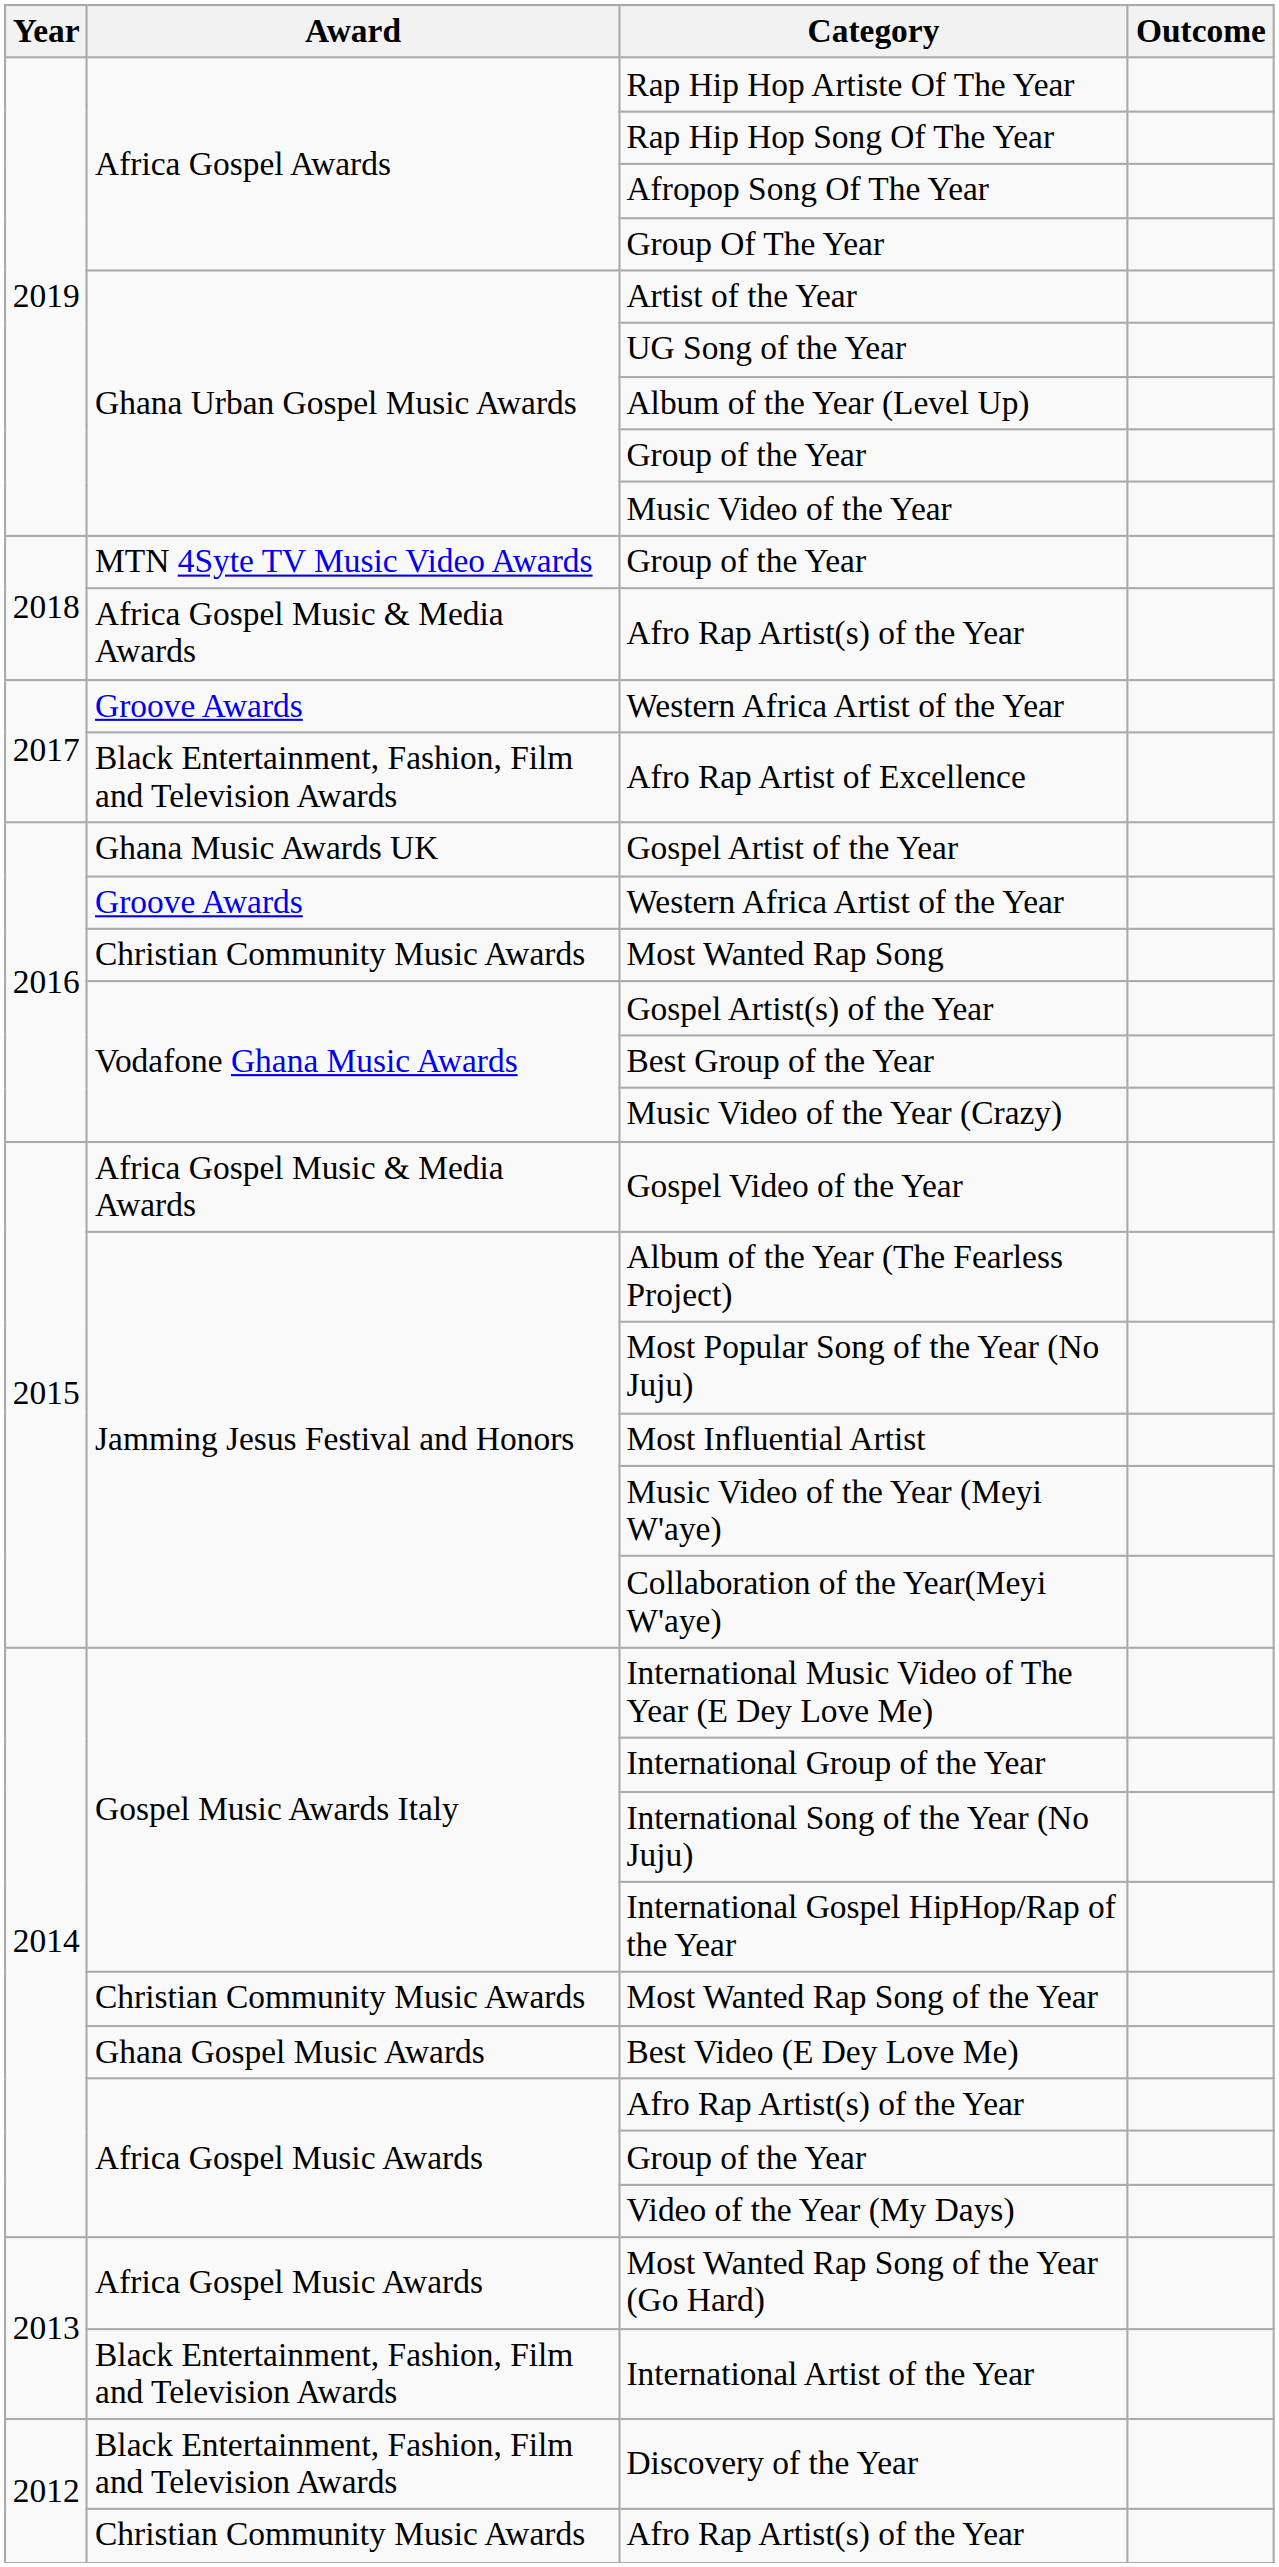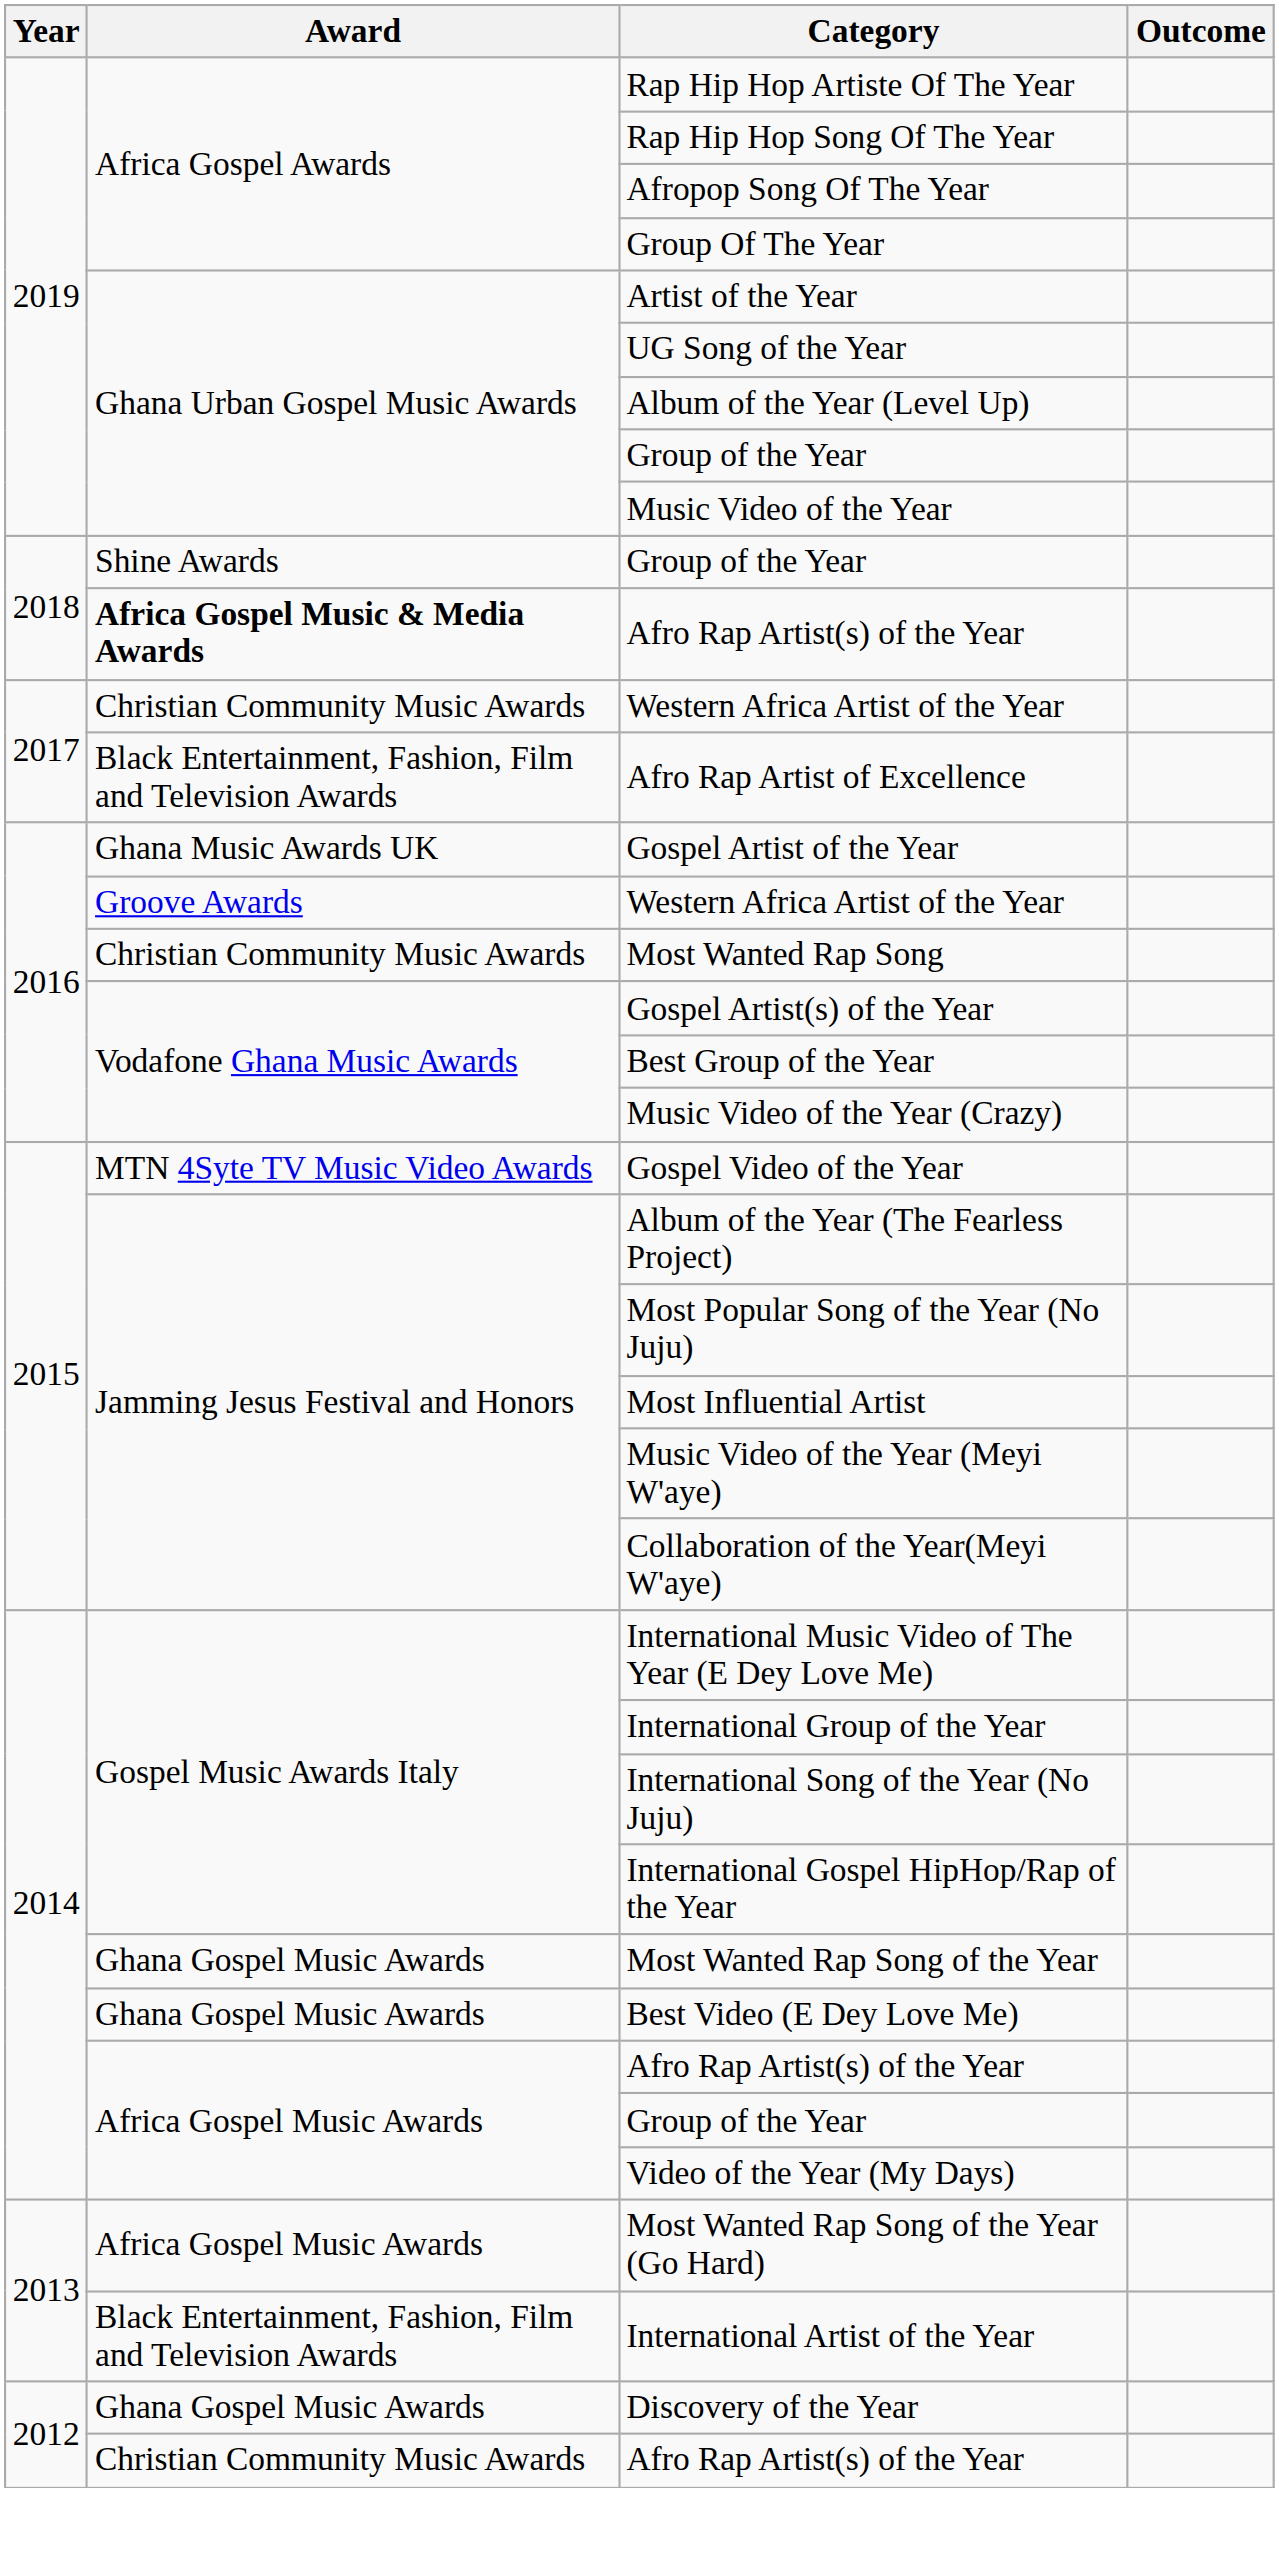(344, 561) MTN 4Syte TV Music Video Awards -> (187, 561) Shine Awards
(299, 633) normal -> (310, 633) bold
(199, 705) Groove Awards -> (340, 705) Christian Community Music Awards
(299, 1185) Africa Gospel Music & Media Awards -> (344, 1166) MTN 4Syte TV Music Video Awards
(340, 1998) Christian Community Music Awards -> (290, 1960) Ghana Gospel Music Awards
(334, 2463) Black Entertainment, Fashion, Film and Television Awards -> (290, 2407) Ghana Gospel Music Awards
